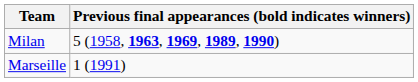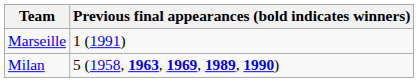rows swapped: (37, 65) <-> (26, 41)
